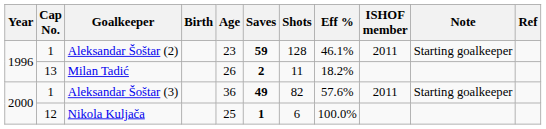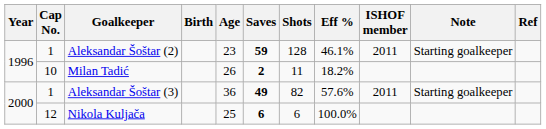(51, 72) 13 -> (51, 72) 10
(261, 113) 1 -> (261, 113) 6
